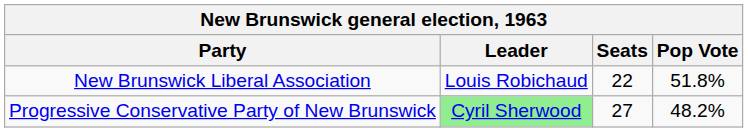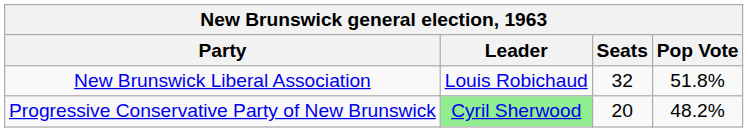(622, 80) 22 -> (622, 80) 32
(622, 111) 27 -> (622, 111) 20
